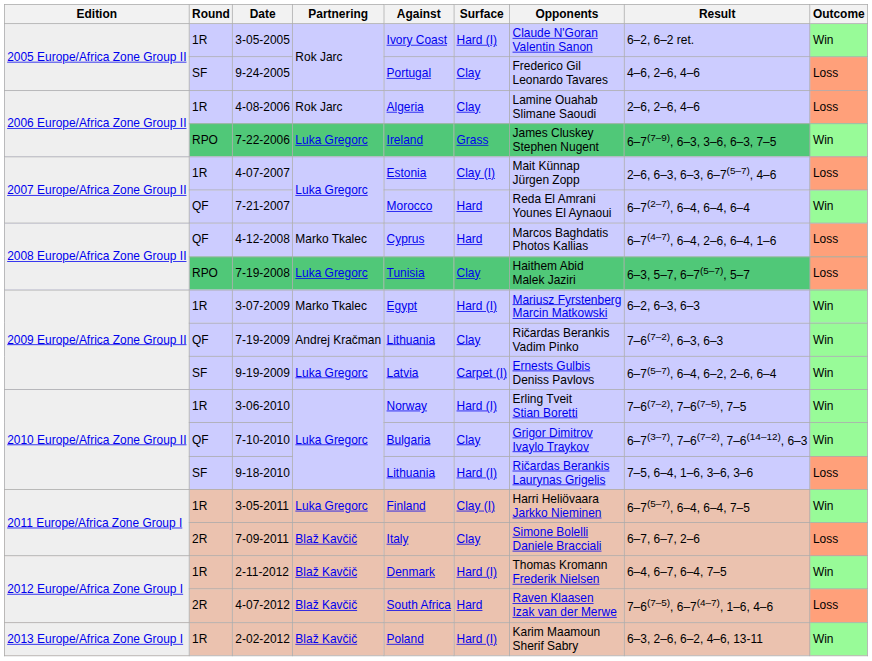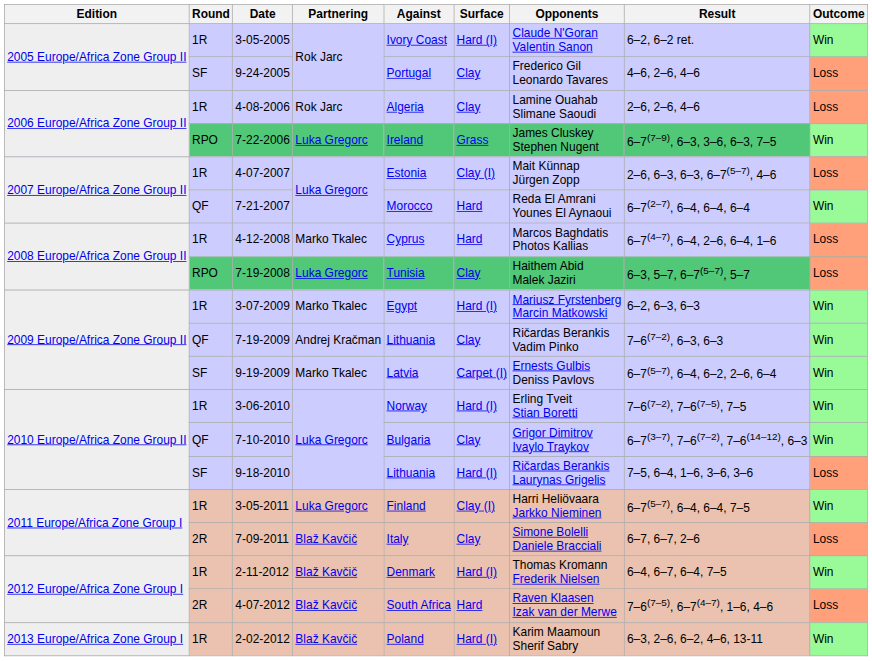(200, 239) QF -> (200, 239) 1R
(332, 372) Luka Gregorc -> (331, 372) Marko Tkalec
